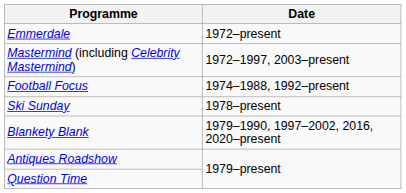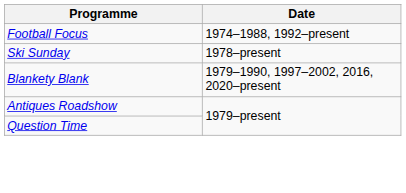- row: (39, 33)
- row: (94, 60)
